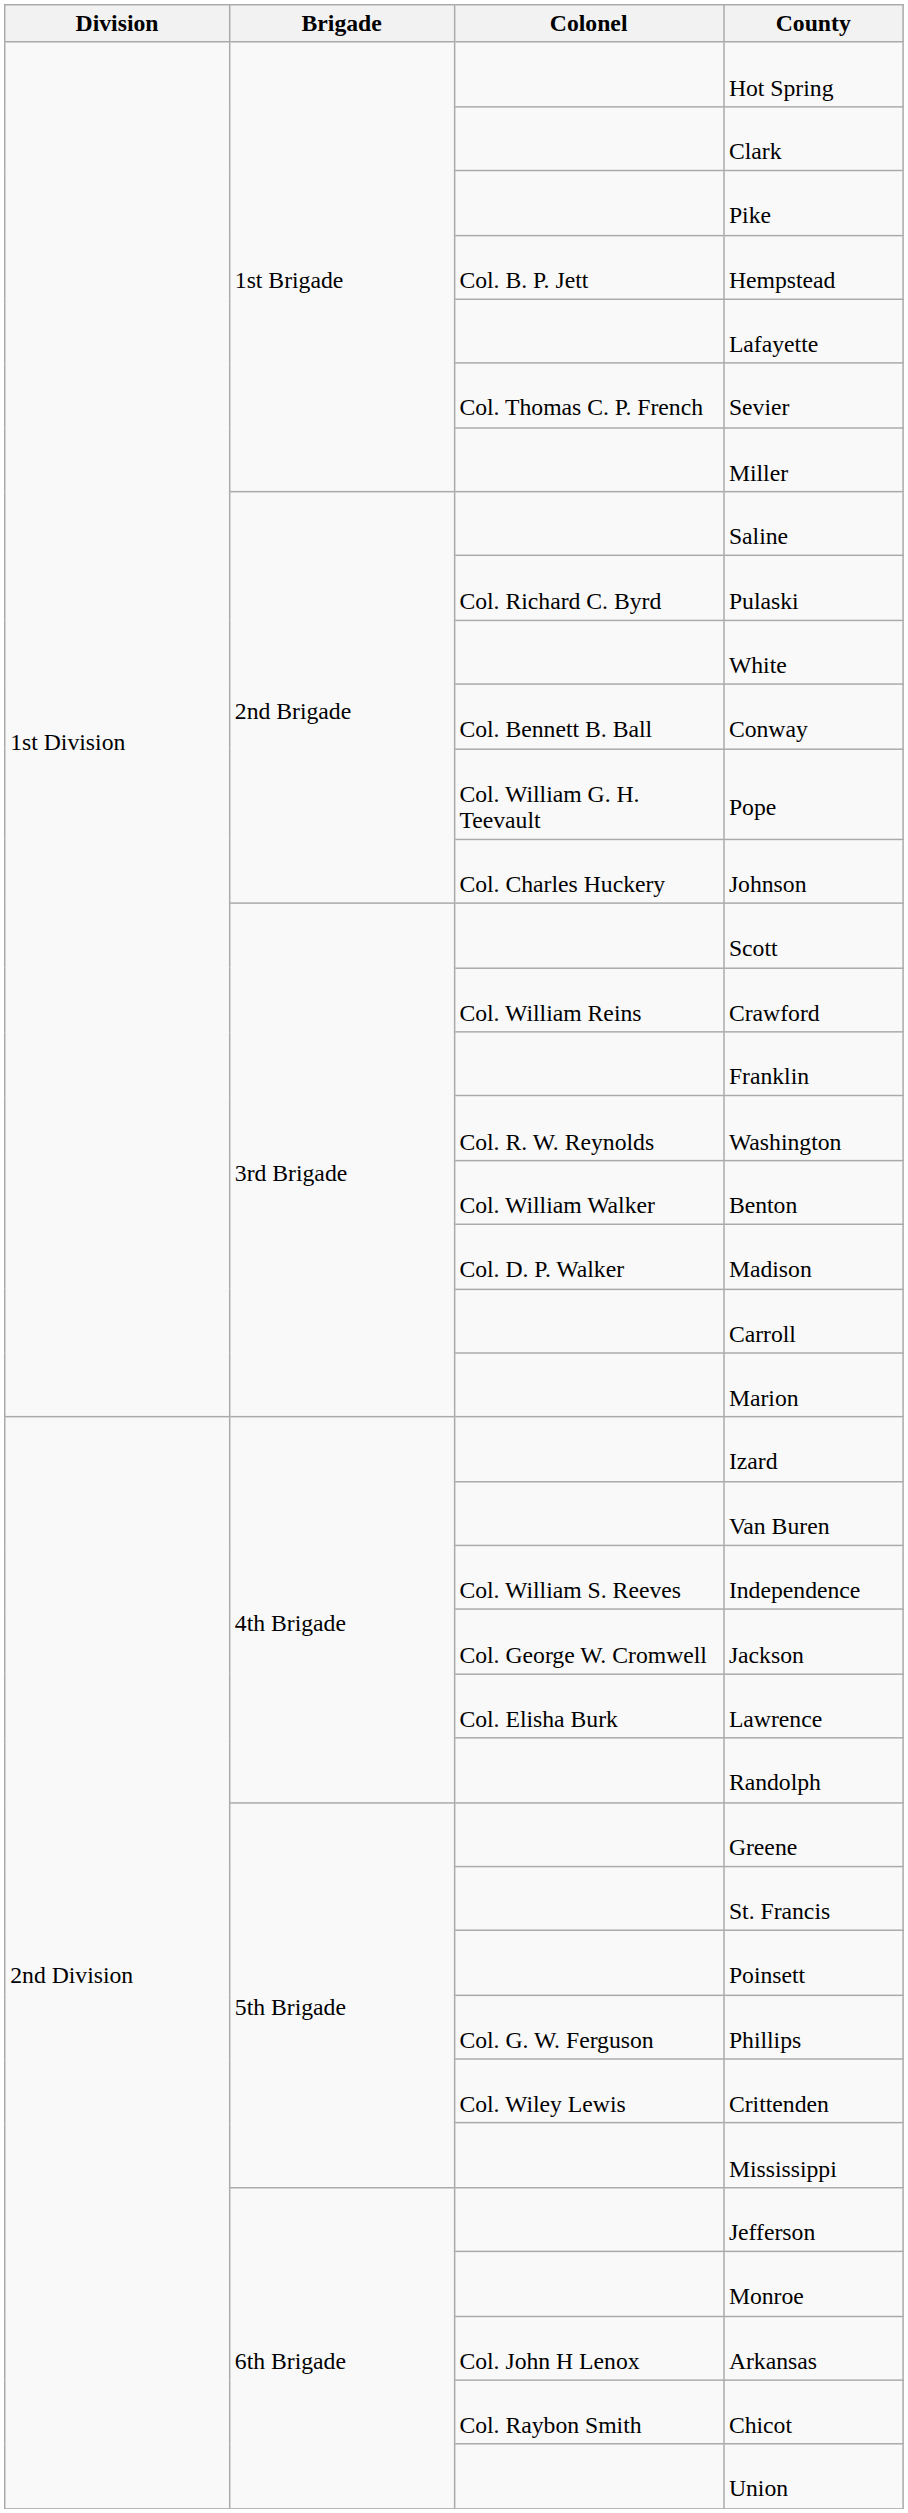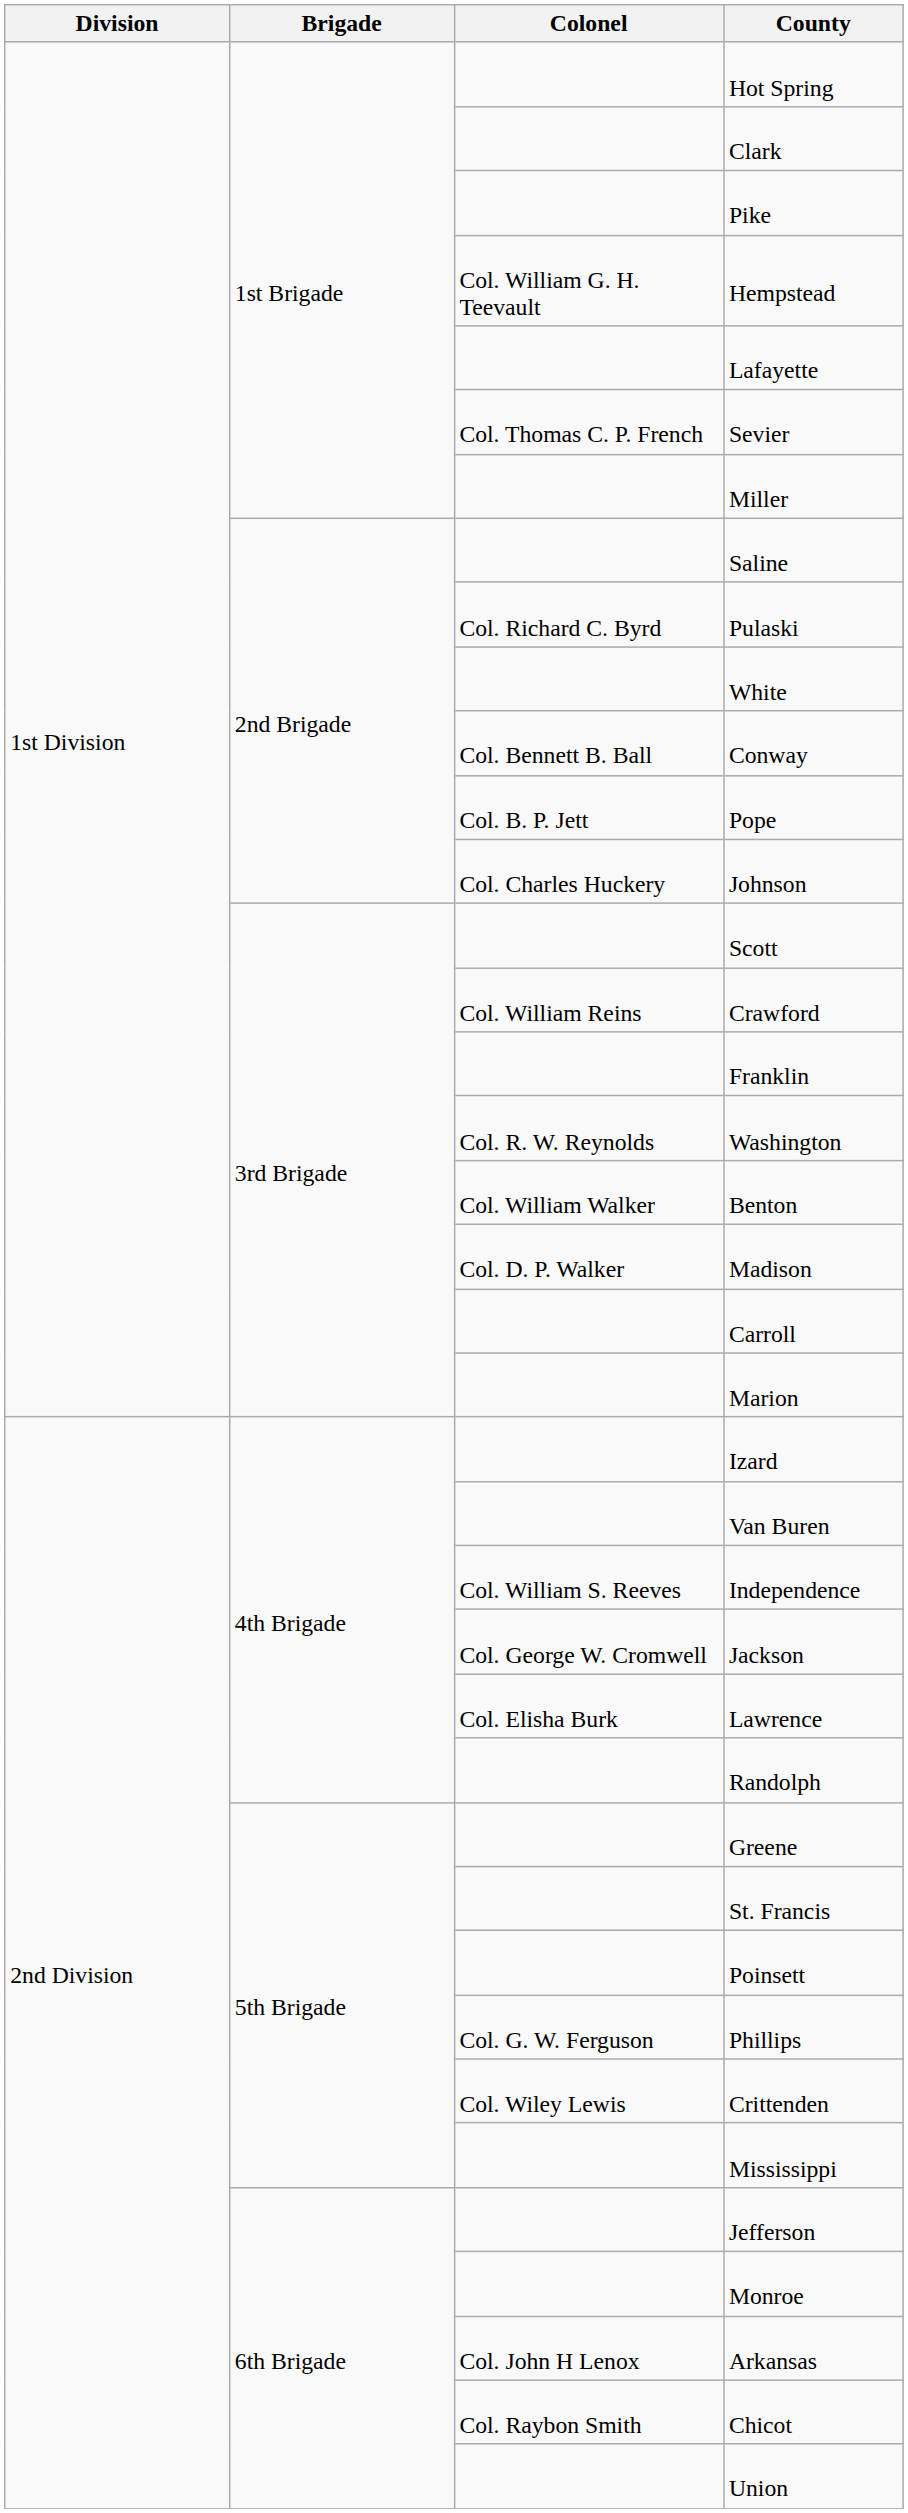(524, 280) Col. B. P. Jett -> (549, 293) Col. William G. H. Teevault
(549, 806) Col. William G. H. Teevault -> (524, 820) Col. B. P. Jett
